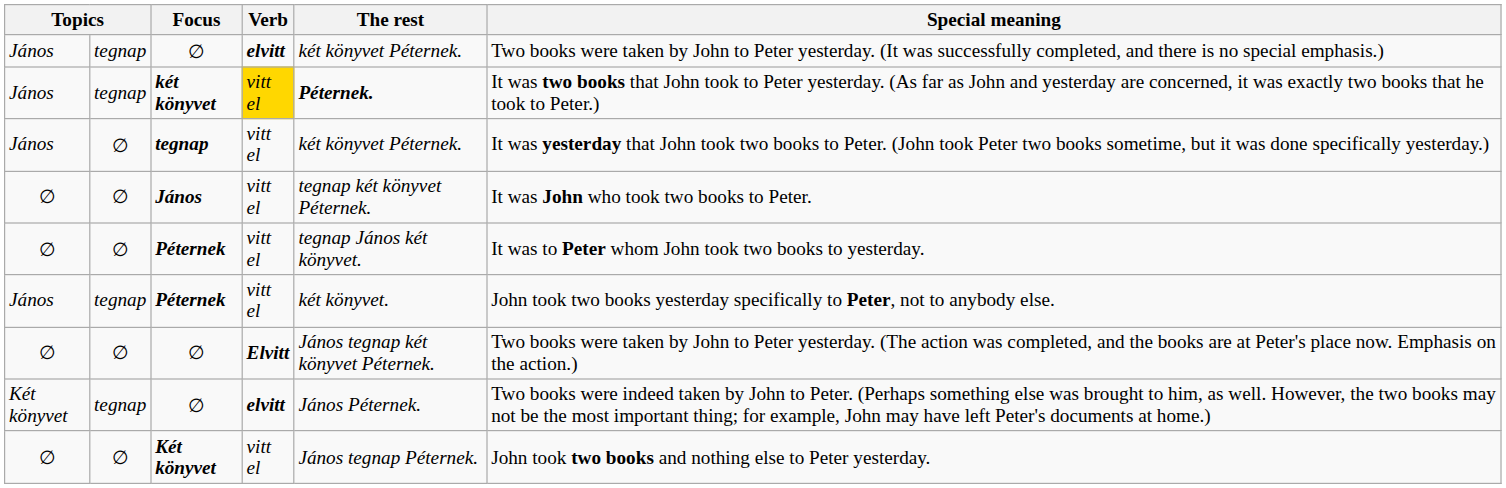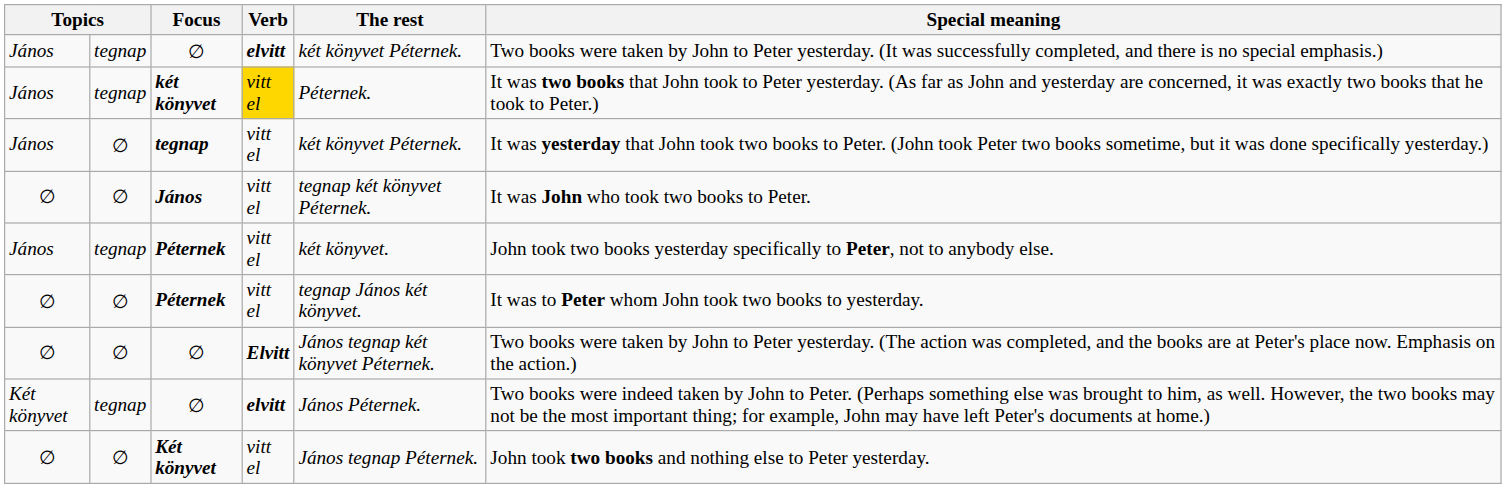(336, 92) bold -> (335, 92) normal
rows swapped: (47, 249) <-> (31, 300)
